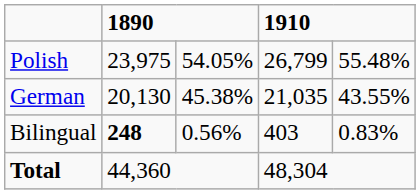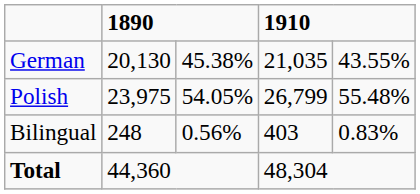rows swapped: (47, 96) <-> (39, 59)
(125, 133) bold -> (125, 133) normal
